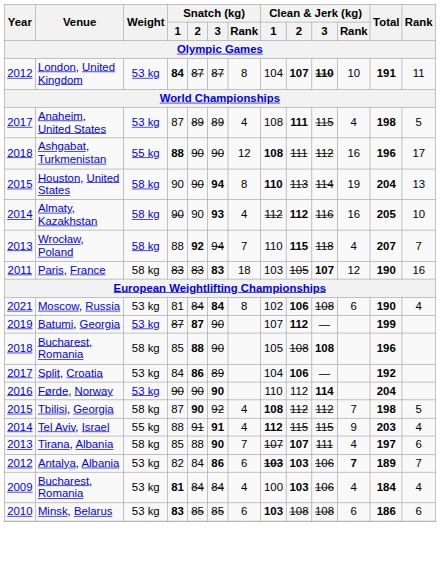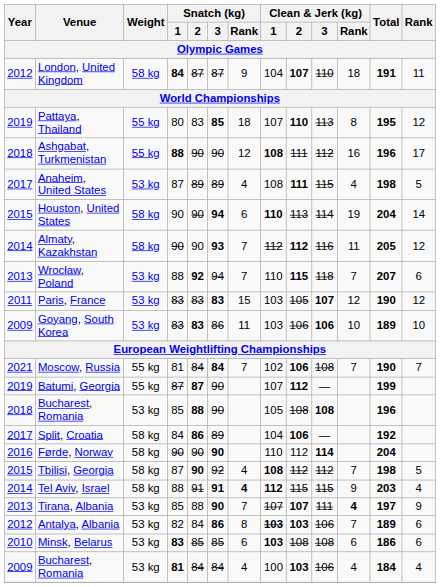(146, 73) 53 kg -> (146, 73) 58 kg
(244, 73) 8 -> (244, 73) 9
(324, 73) bold -> (324, 73) normal
(354, 73) 10 -> (354, 73) 18
+ row: (20, 122)
rows swapped: (20, 153) <-> (20, 122)
(244, 184) 8 -> (244, 215) 6
(419, 184) 13 -> (419, 215) 14
(244, 215) 4 -> (244, 245) 7
(354, 215) 16 -> (354, 245) 11
(419, 215) 10 -> (419, 245) 12
(146, 245) 58 kg -> (146, 276) 53 kg
(354, 245) 4 -> (354, 276) 7
(419, 245) 7 -> (419, 276) 6
(146, 270) 58 kg -> (146, 301) 53 kg
(244, 270) 18 -> (244, 301) 15
(419, 270) 16 -> (419, 301) 12
+ row: (20, 325)
(146, 306) 53 kg -> (146, 367) 55 kg
(244, 306) 8 -> (244, 367) 7
(354, 306) 6 -> (354, 367) 7
(419, 306) 4 -> (419, 367) 7
(146, 324) 53 kg -> (146, 385) 55 kg
(146, 348) 58 kg -> (146, 410) 53 kg
(146, 373) 53 kg -> (146, 434) 58 kg
(146, 391) 53 kg -> (146, 452) 58 kg
(146, 427) 55 kg -> (146, 488) 58 kg
(244, 427) normal -> (244, 488) bold
(146, 445) 58 kg -> (146, 506) 53 kg
(354, 445) normal -> (354, 506) bold
(419, 445) 6 -> (419, 506) 9
(244, 463) 6 -> (244, 524) 8
(354, 463) bold -> (354, 524) normal
(419, 463) 7 -> (419, 524) 6
rows swapped: (20, 512) <-> (20, 487)
